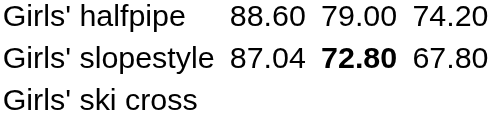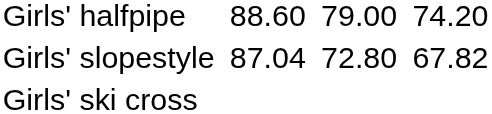(359, 58) bold -> (359, 58) normal
(450, 58) 67.80 -> (450, 58) 67.82
